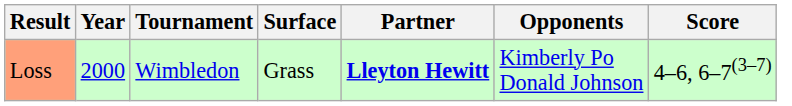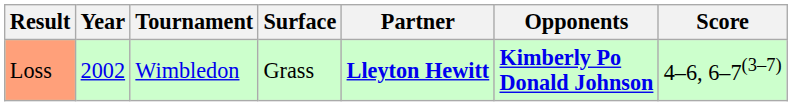(103, 69) 2000 -> (103, 69) 2002
(571, 69) normal -> (576, 69) bold
